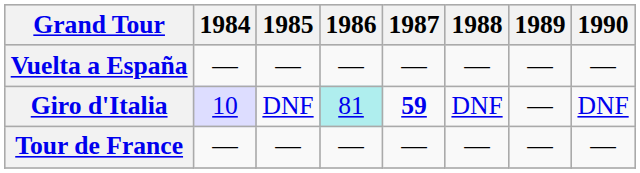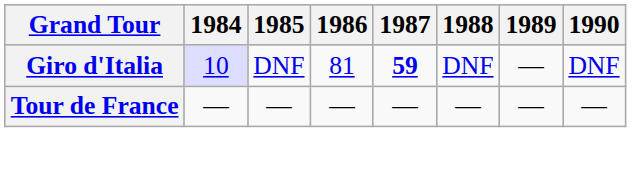- row: (99, 65)
(351, 106) paleturquoise background -> (342, 65) no background
